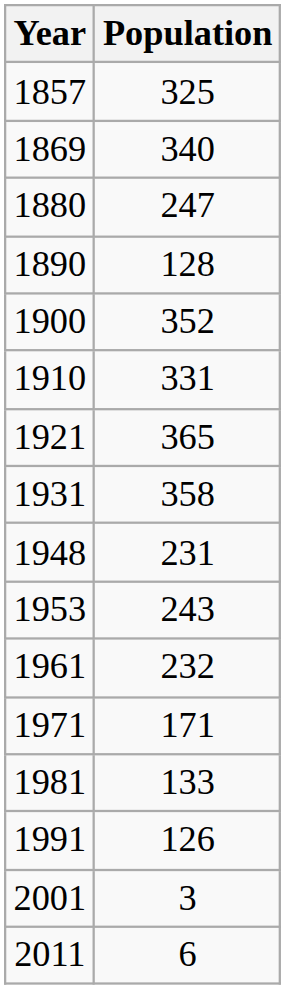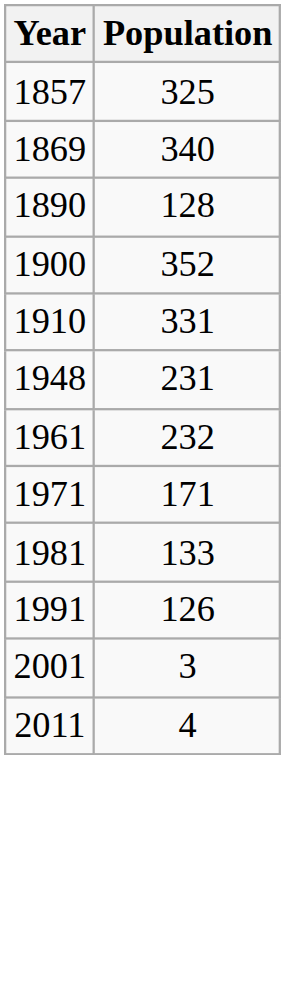- row: (50, 206)
- row: (50, 436)
- row: (50, 494)
- row: (50, 609)
(188, 954) 6 -> (188, 724) 4
